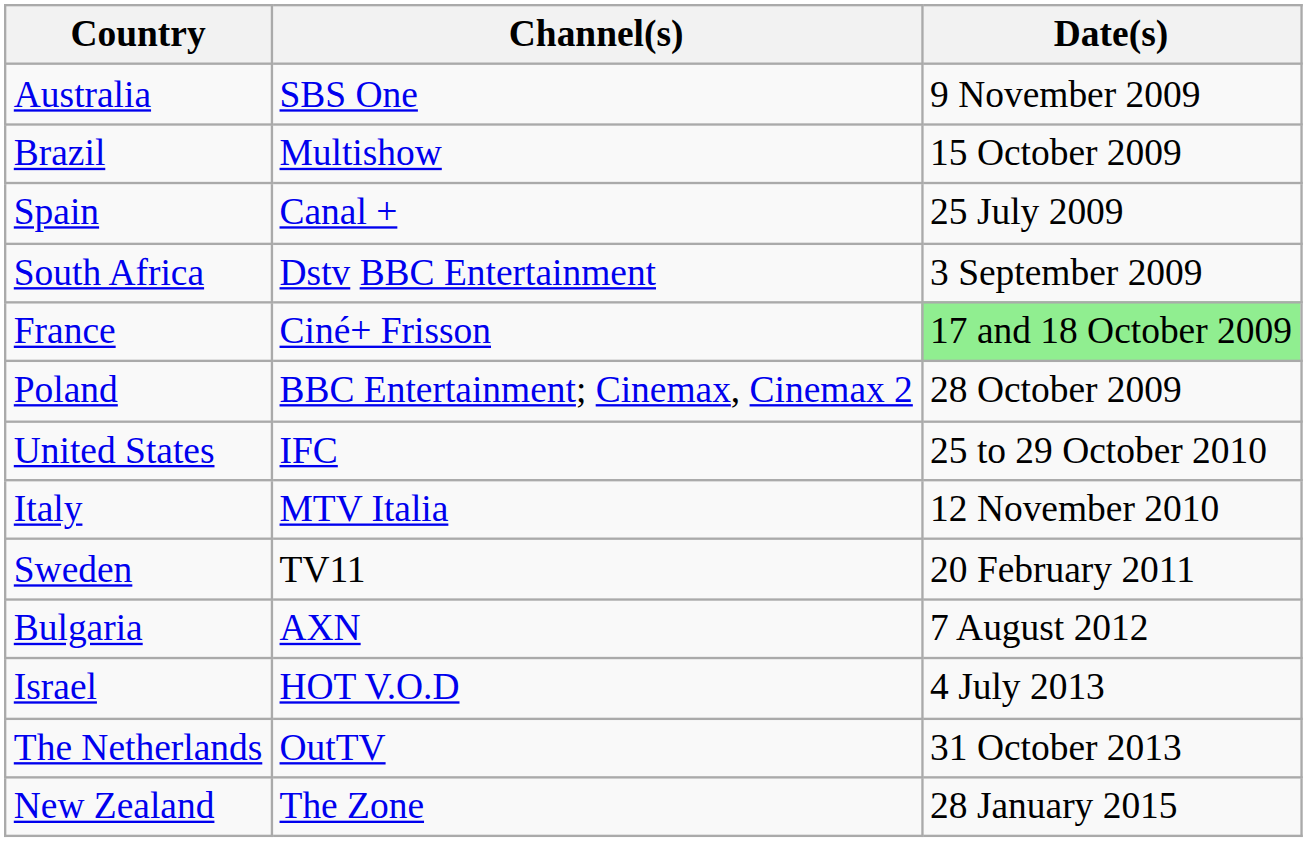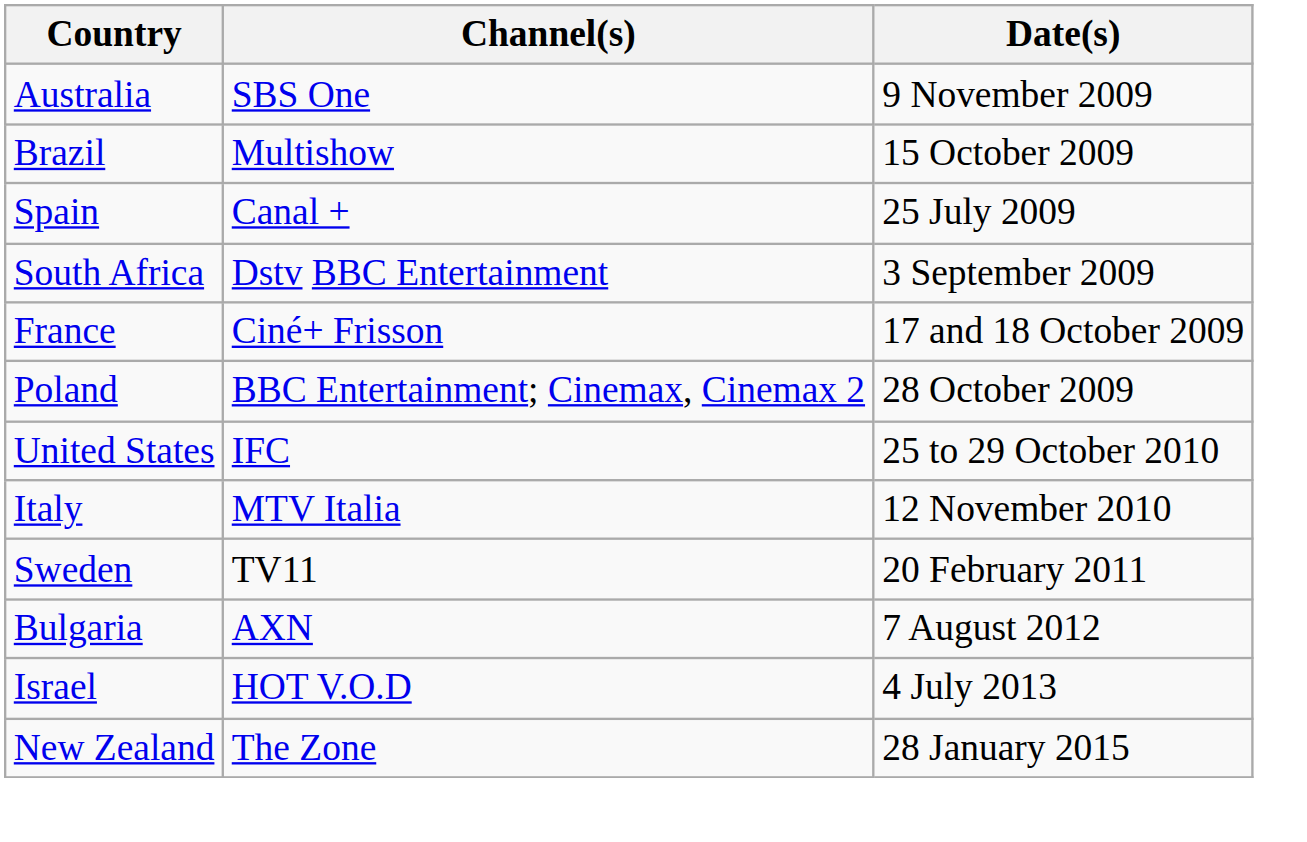(1111, 331) lightgreen background -> (1063, 331) no background
- row: (138, 746)
